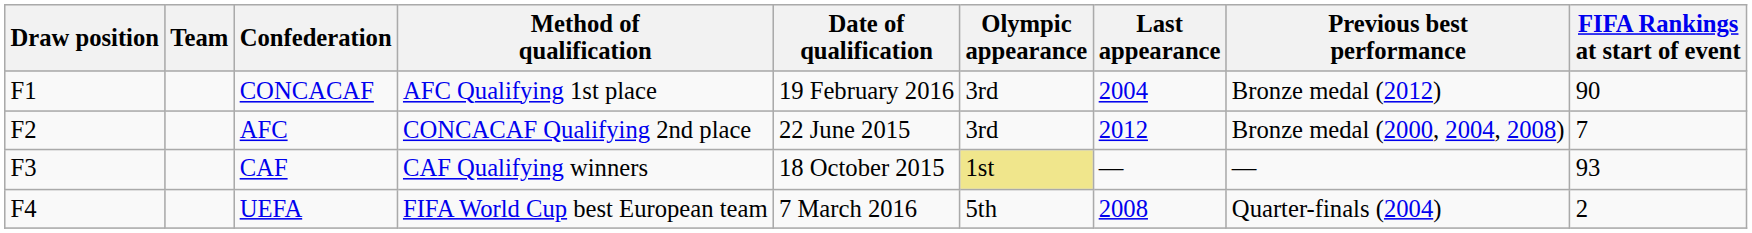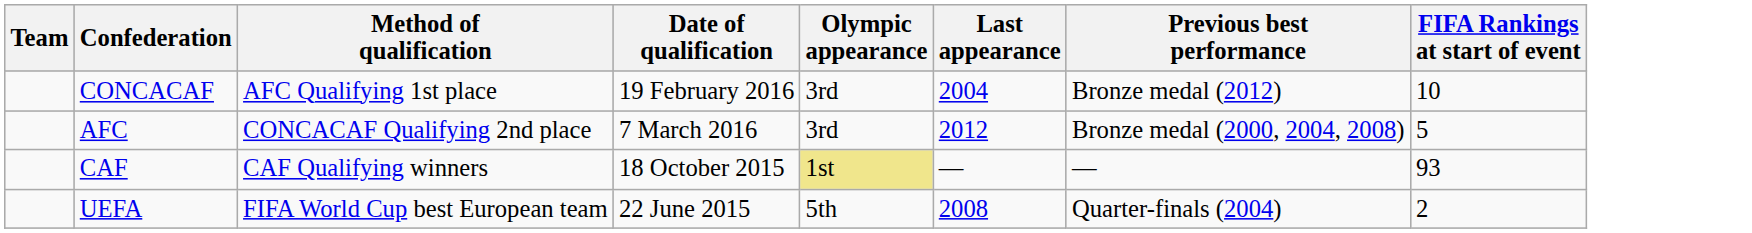- column: (85, 37)
(1588, 90) 90 -> (1428, 90) 10
(845, 129) 22 June 2015 -> (688, 129) 7 March 2016
(1582, 129) 7 -> (1422, 129) 5
(848, 208) 7 March 2016 -> (685, 208) 22 June 2015
